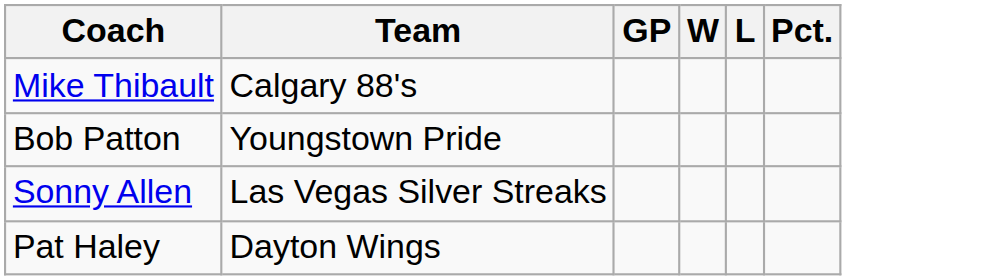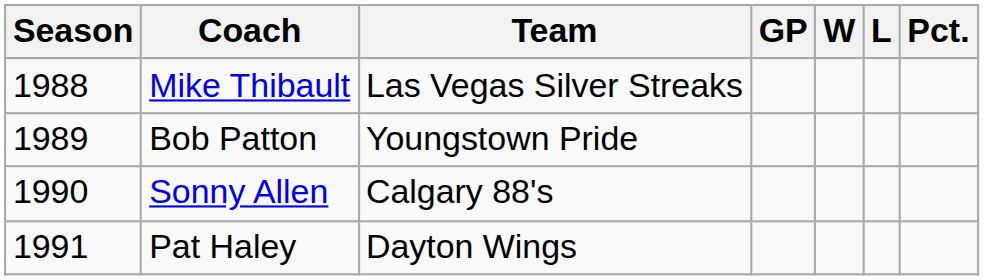+ column: (73, 31)
(323, 85) Calgary 88's -> (554, 85) Las Vegas Silver Streaks
(418, 192) Las Vegas Silver Streaks -> (460, 192) Calgary 88's
